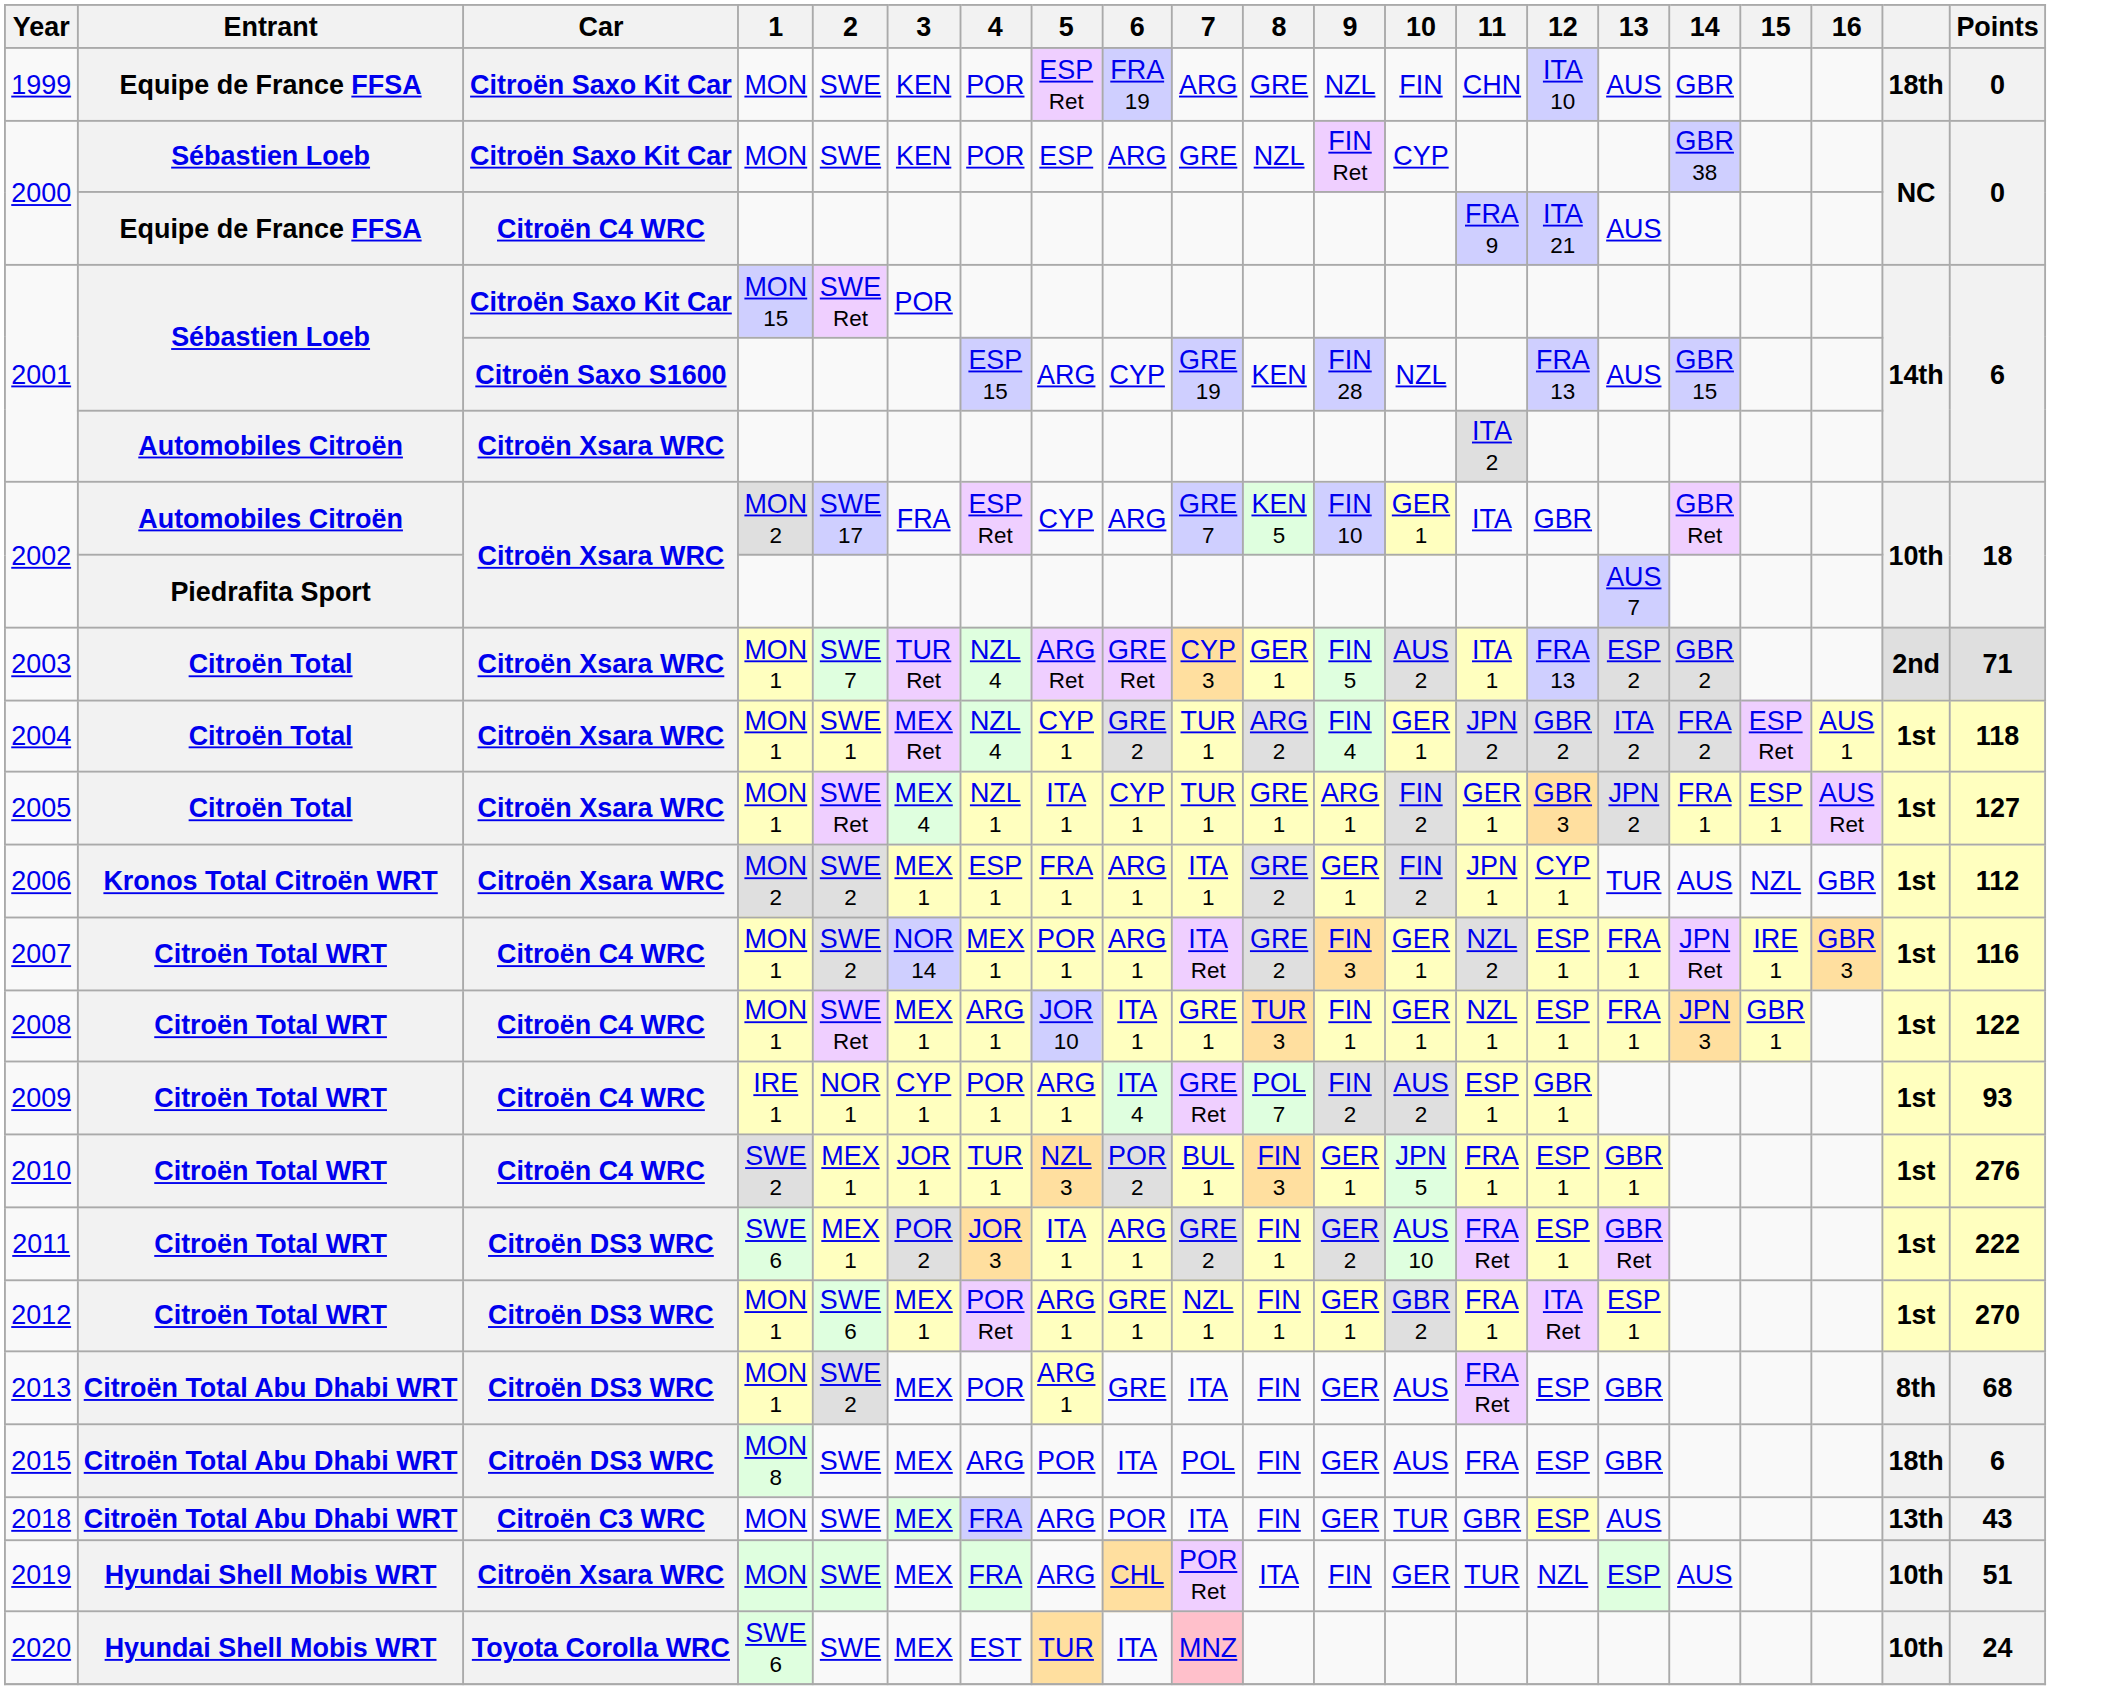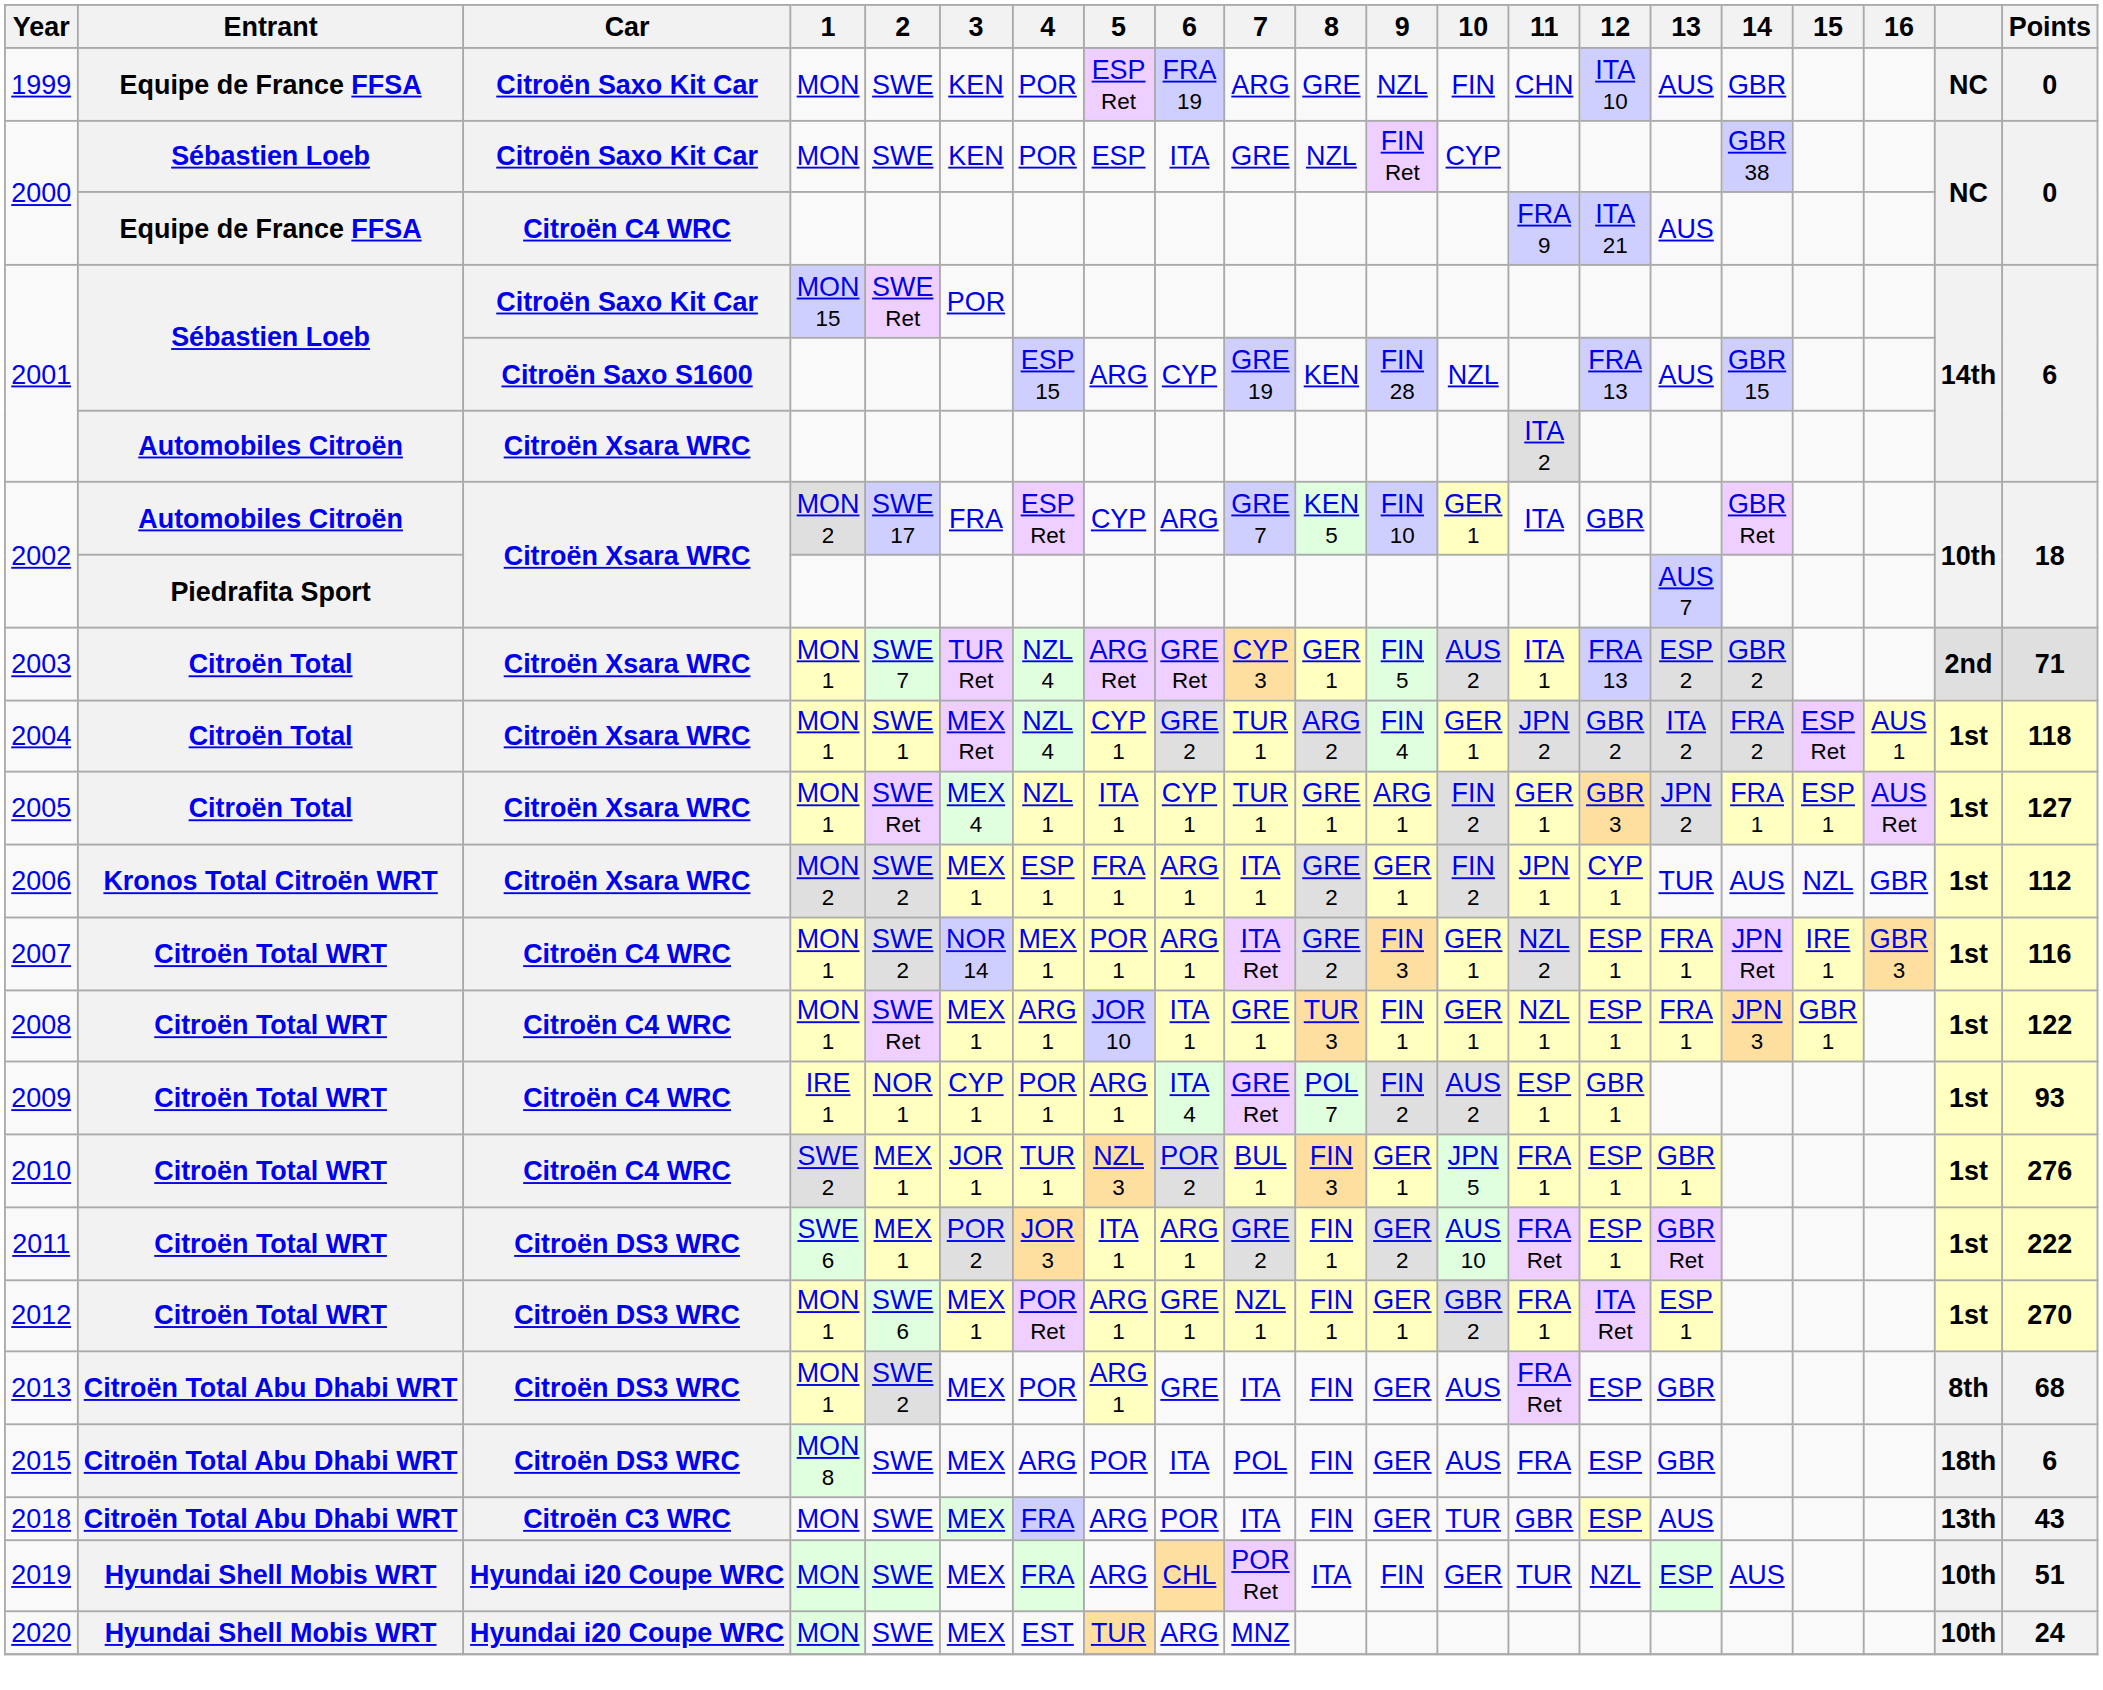(1916, 84) 18th -> (1968, 84) NC
(1137, 157) ARG -> (1190, 157) ITA
(601, 1576) Citroën Xsara WRC -> (627, 1576) Hyundai i20 Coupe WRC
(601, 1648) Toyota Corolla WRC -> (627, 1633) Hyundai i20 Coupe WRC
(776, 1648) SWE 6 -> (828, 1633) MON
(1137, 1648) ITA -> (1190, 1633) ARG
(1208, 1648) pink background -> (1260, 1633) no background
